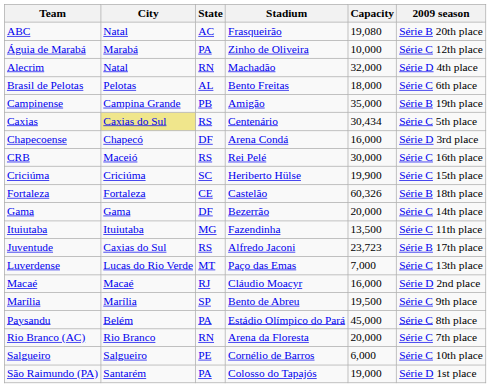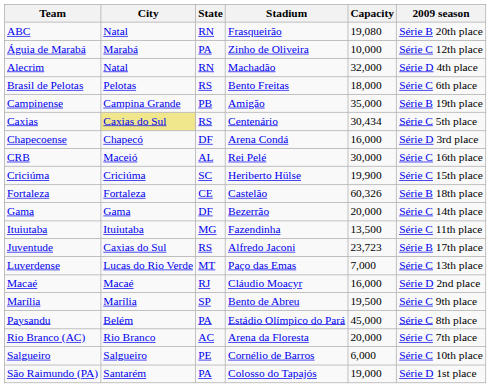(206, 31) AC -> (206, 31) RN
(206, 85) AL -> (205, 85) RS
(205, 157) RS -> (206, 157) AL
(206, 337) RN -> (206, 337) AC
